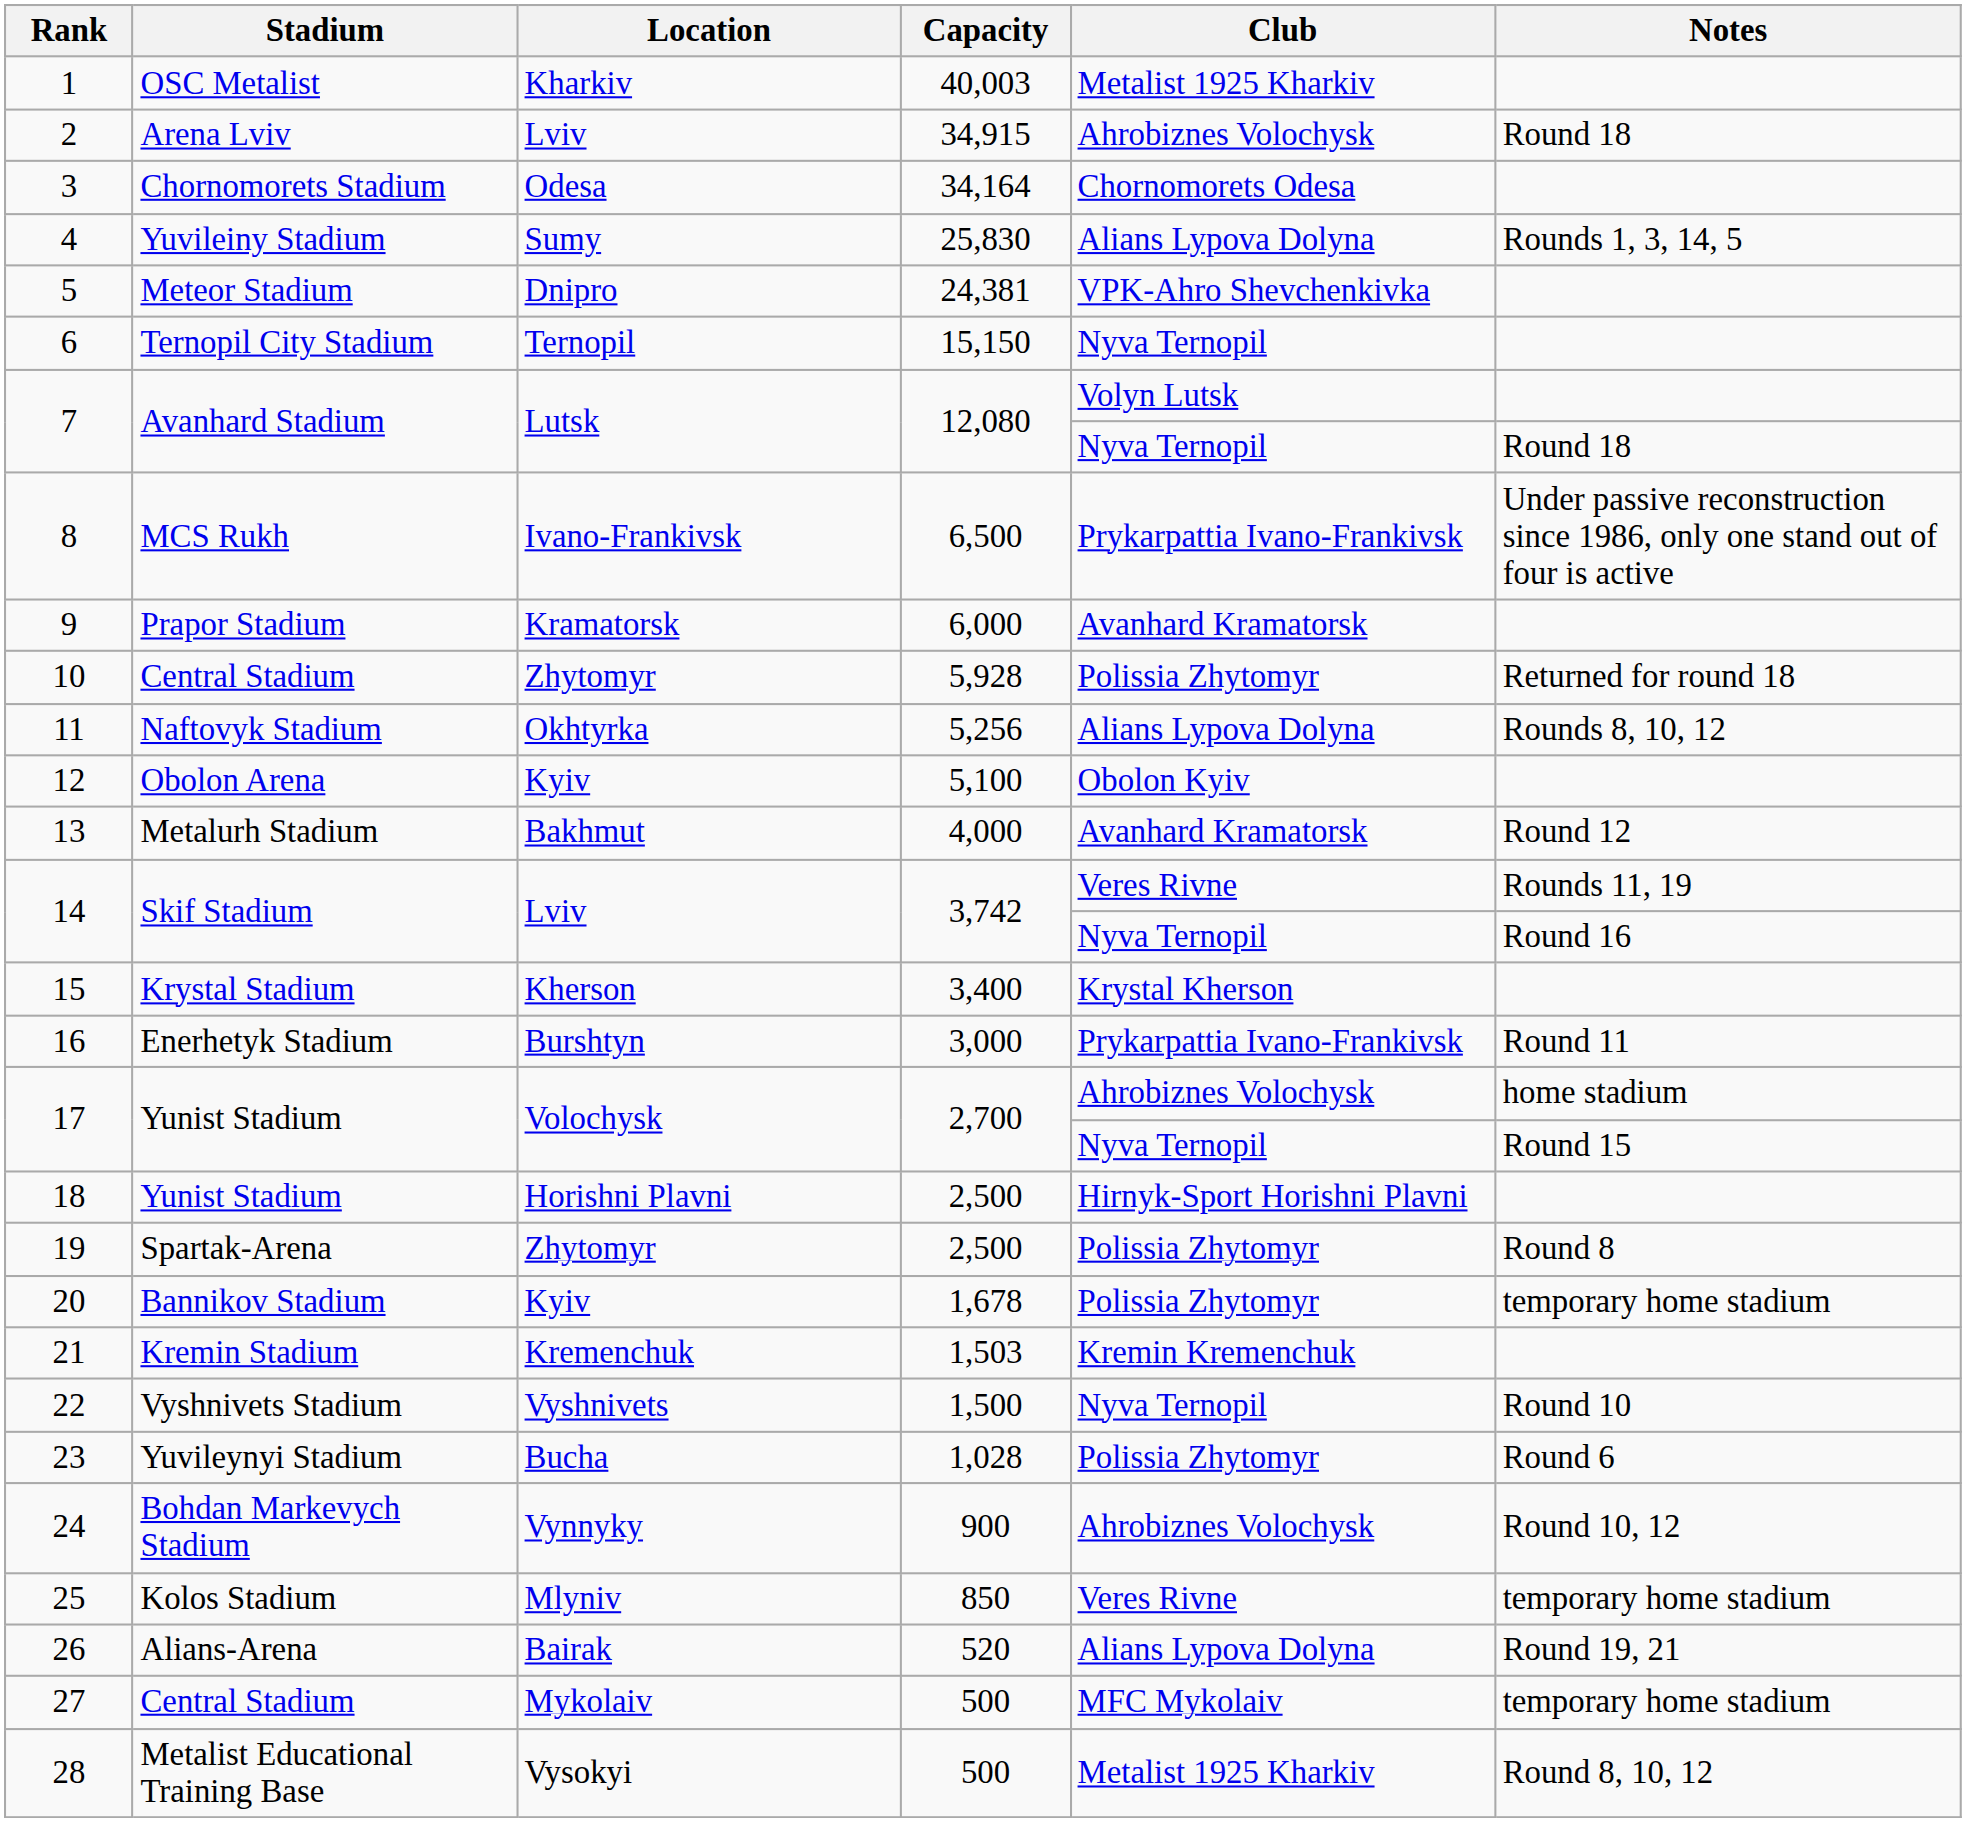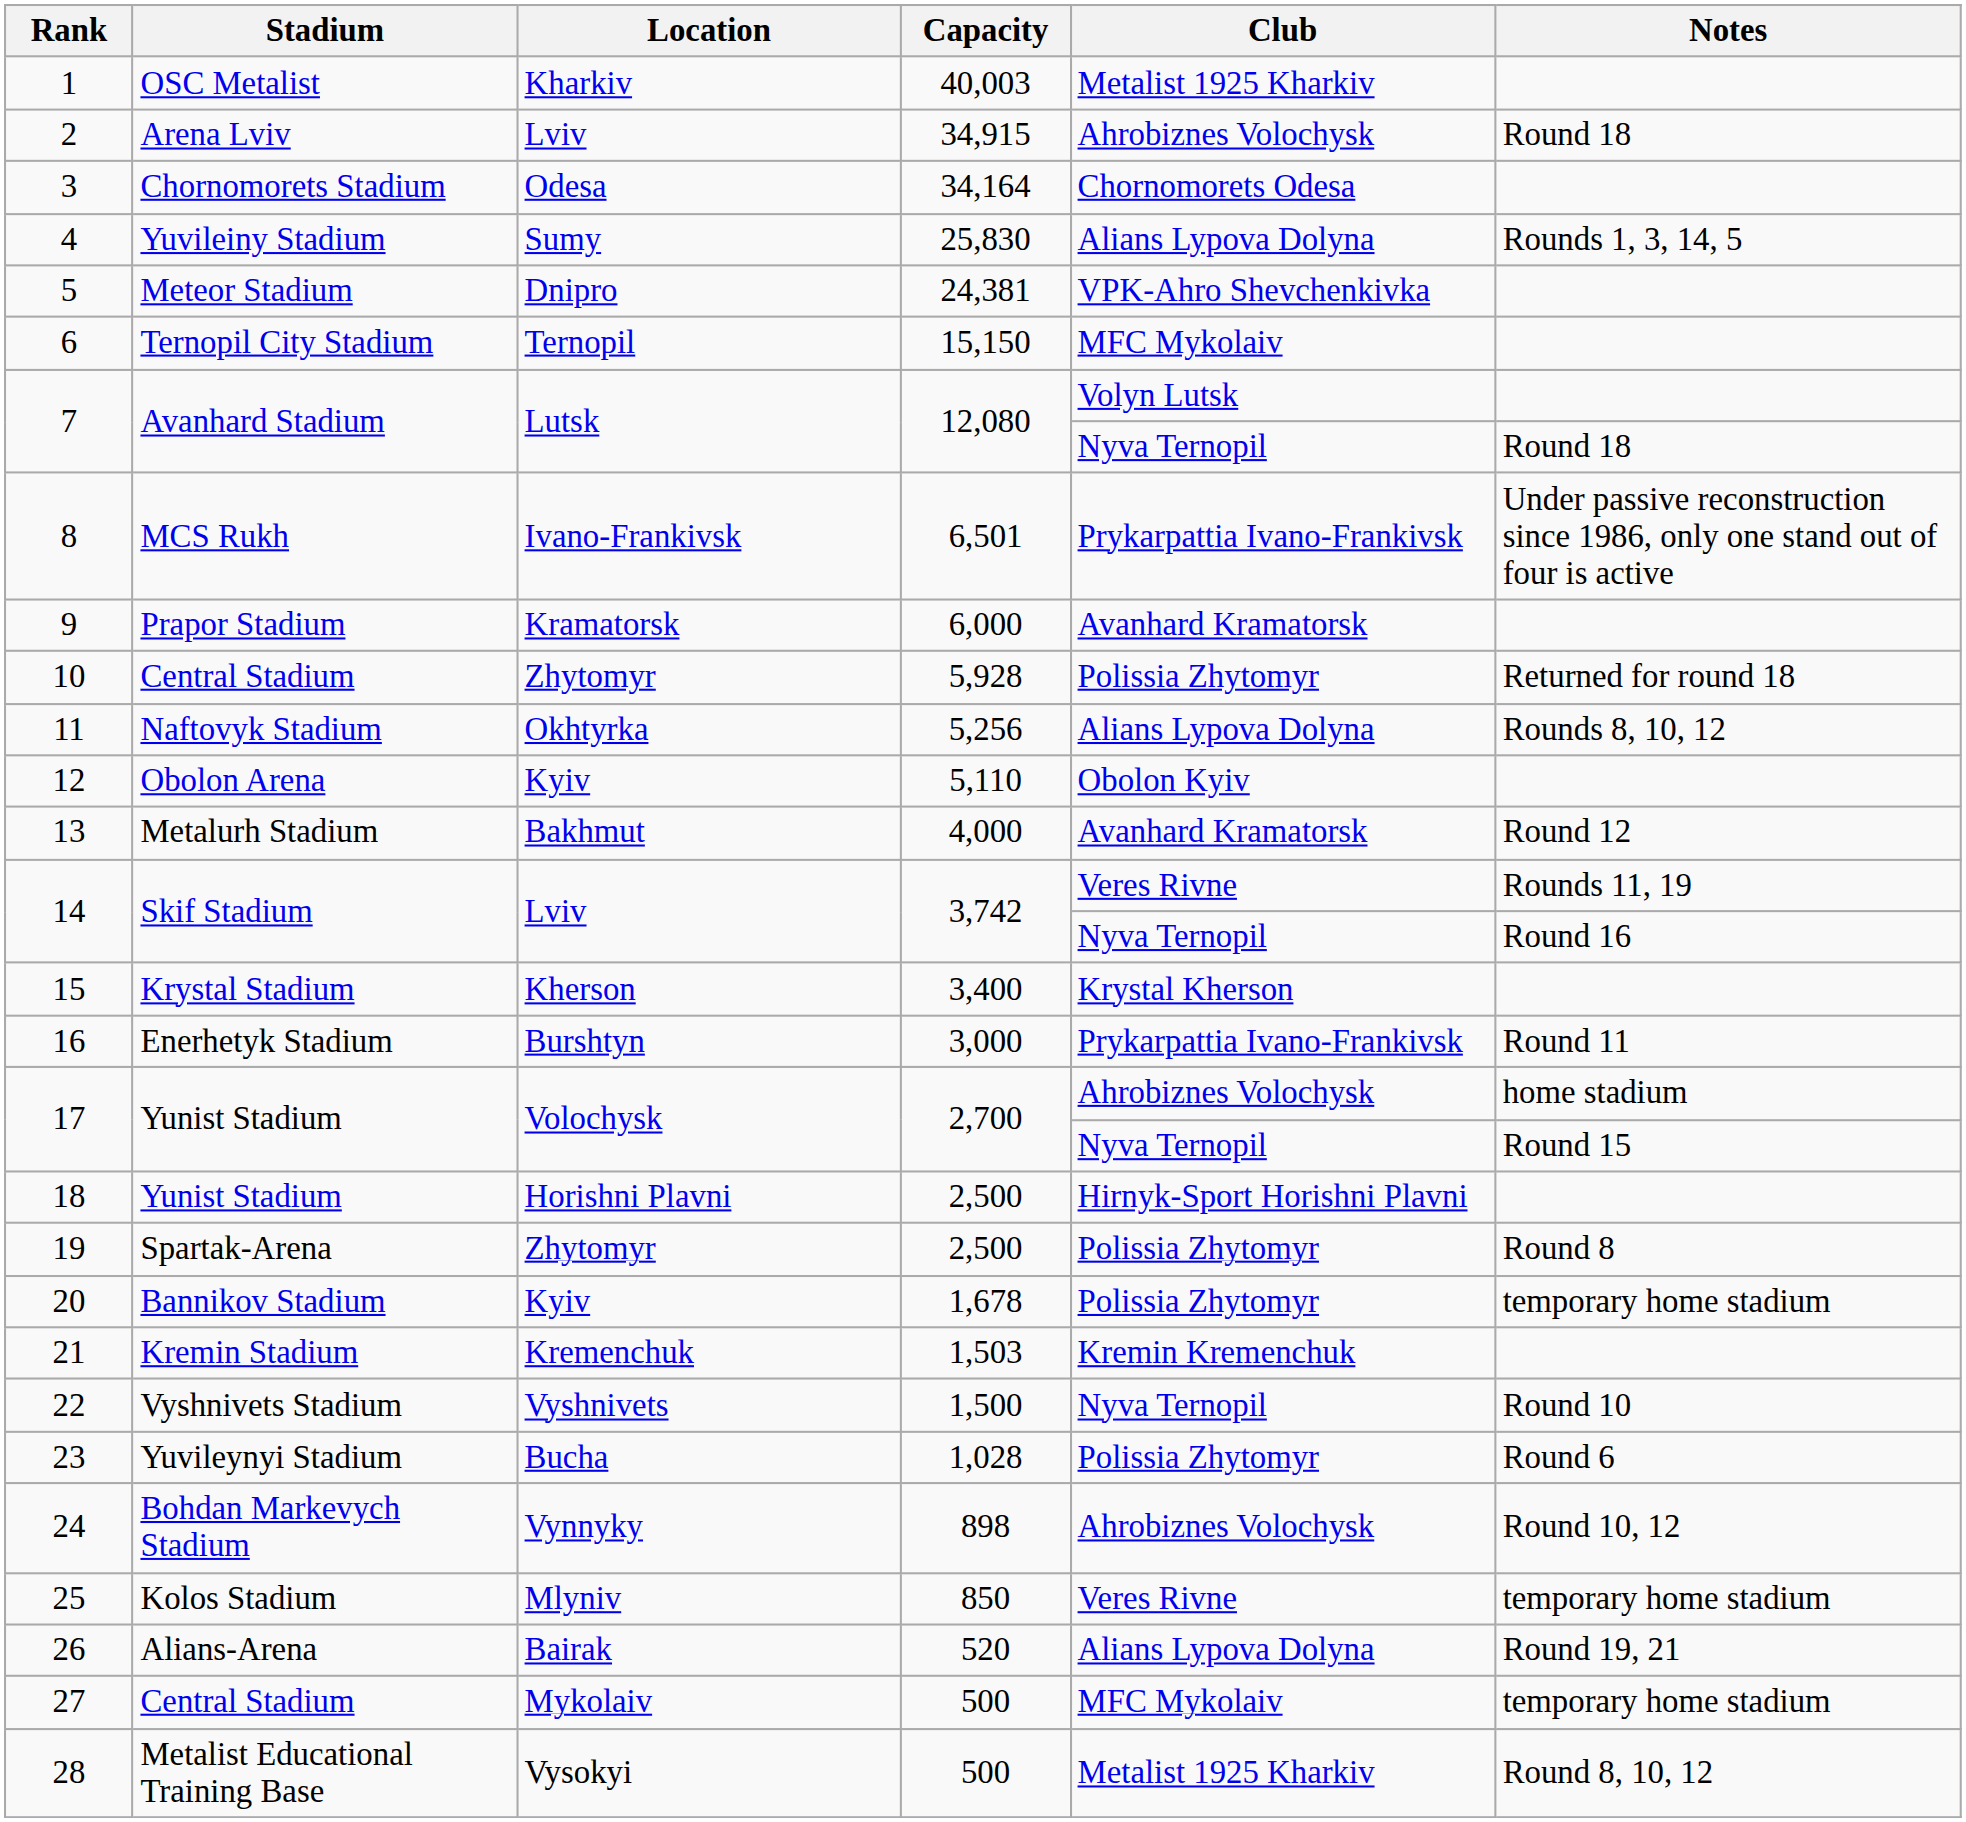(1172, 342) Nyva Ternopil -> (1180, 342) MFC Mykolaiv
(986, 535) 6,500 -> (986, 535) 6,501
(986, 780) 5,100 -> (986, 780) 5,110
(986, 1527) 900 -> (986, 1527) 898
